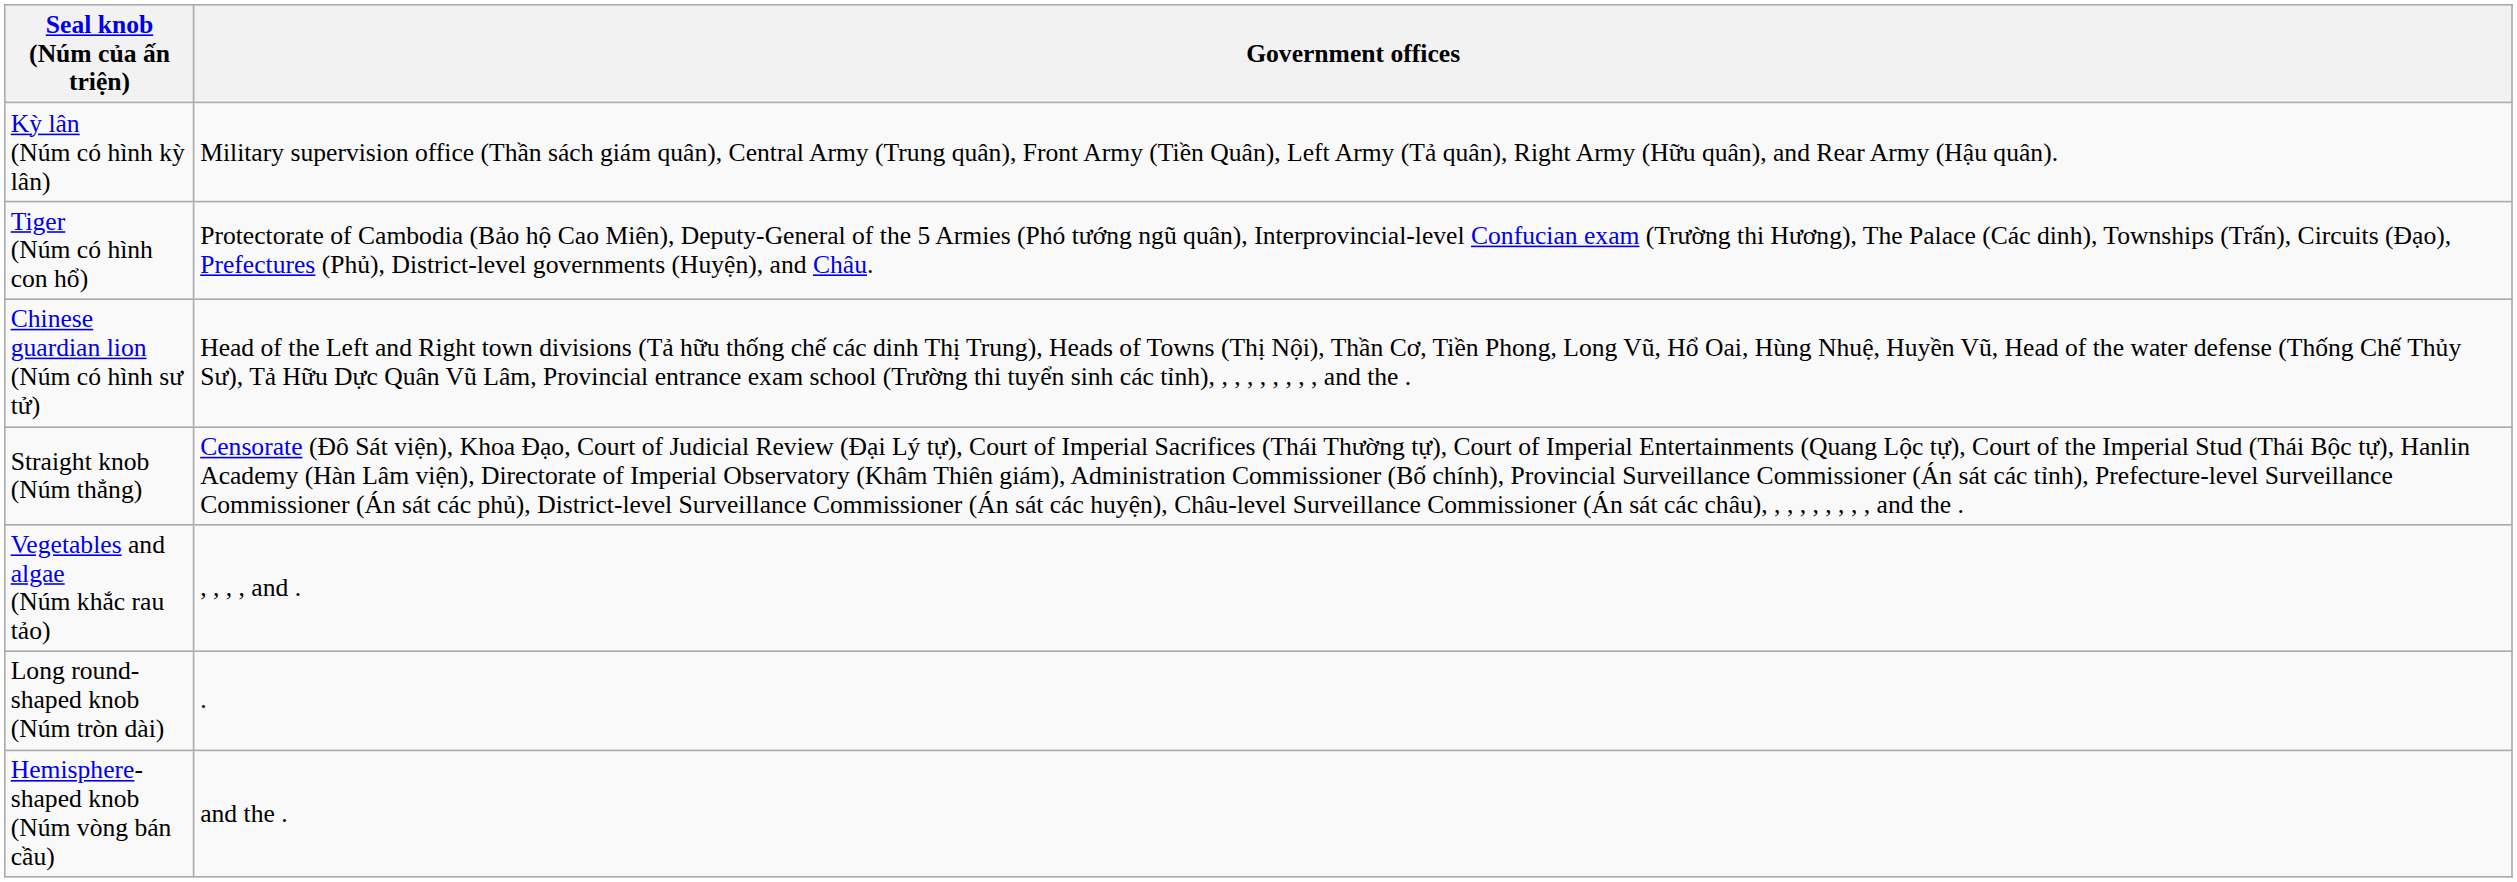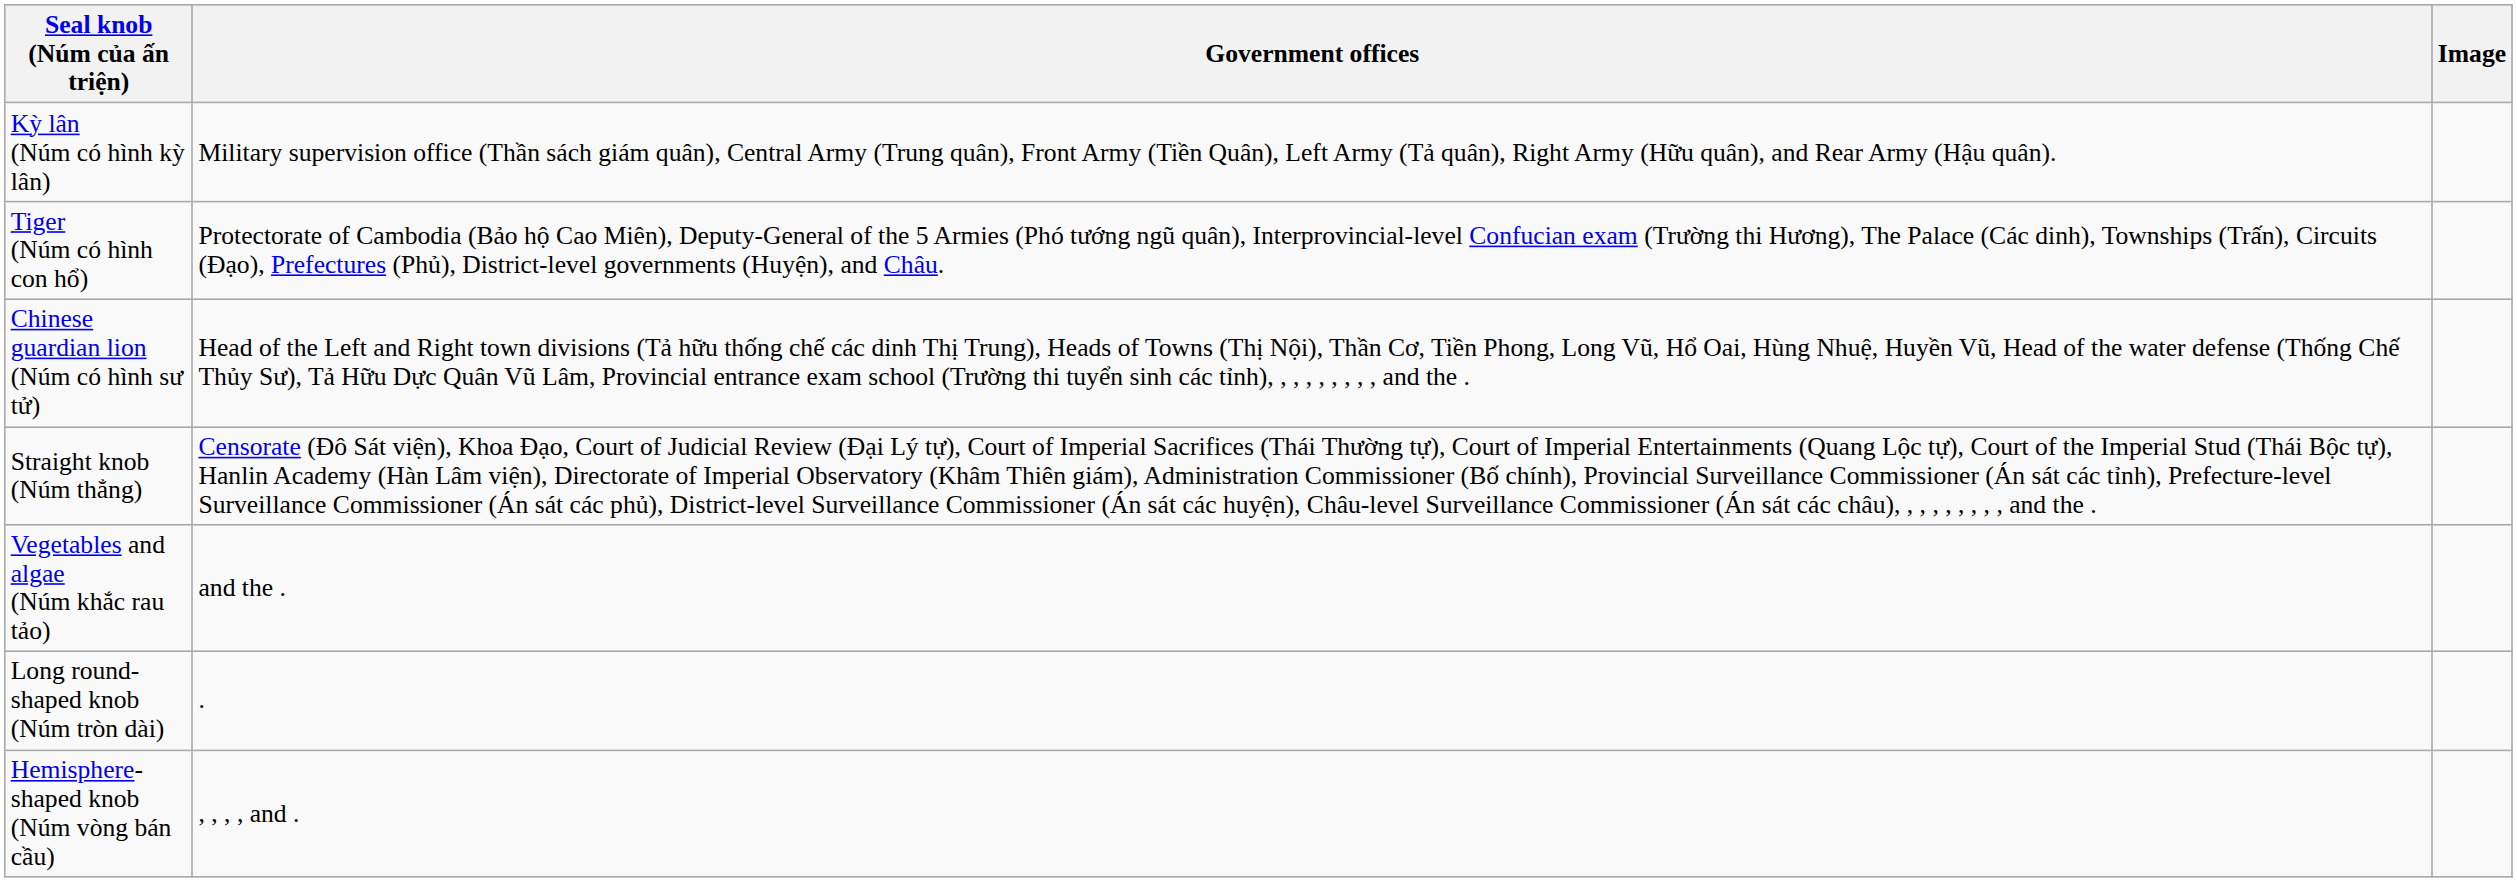+ column: (2472, 53)
(251, 587) , , , , and . -> (242, 587) and the .
(244, 813) and the . -> (249, 813) , , , , and .
